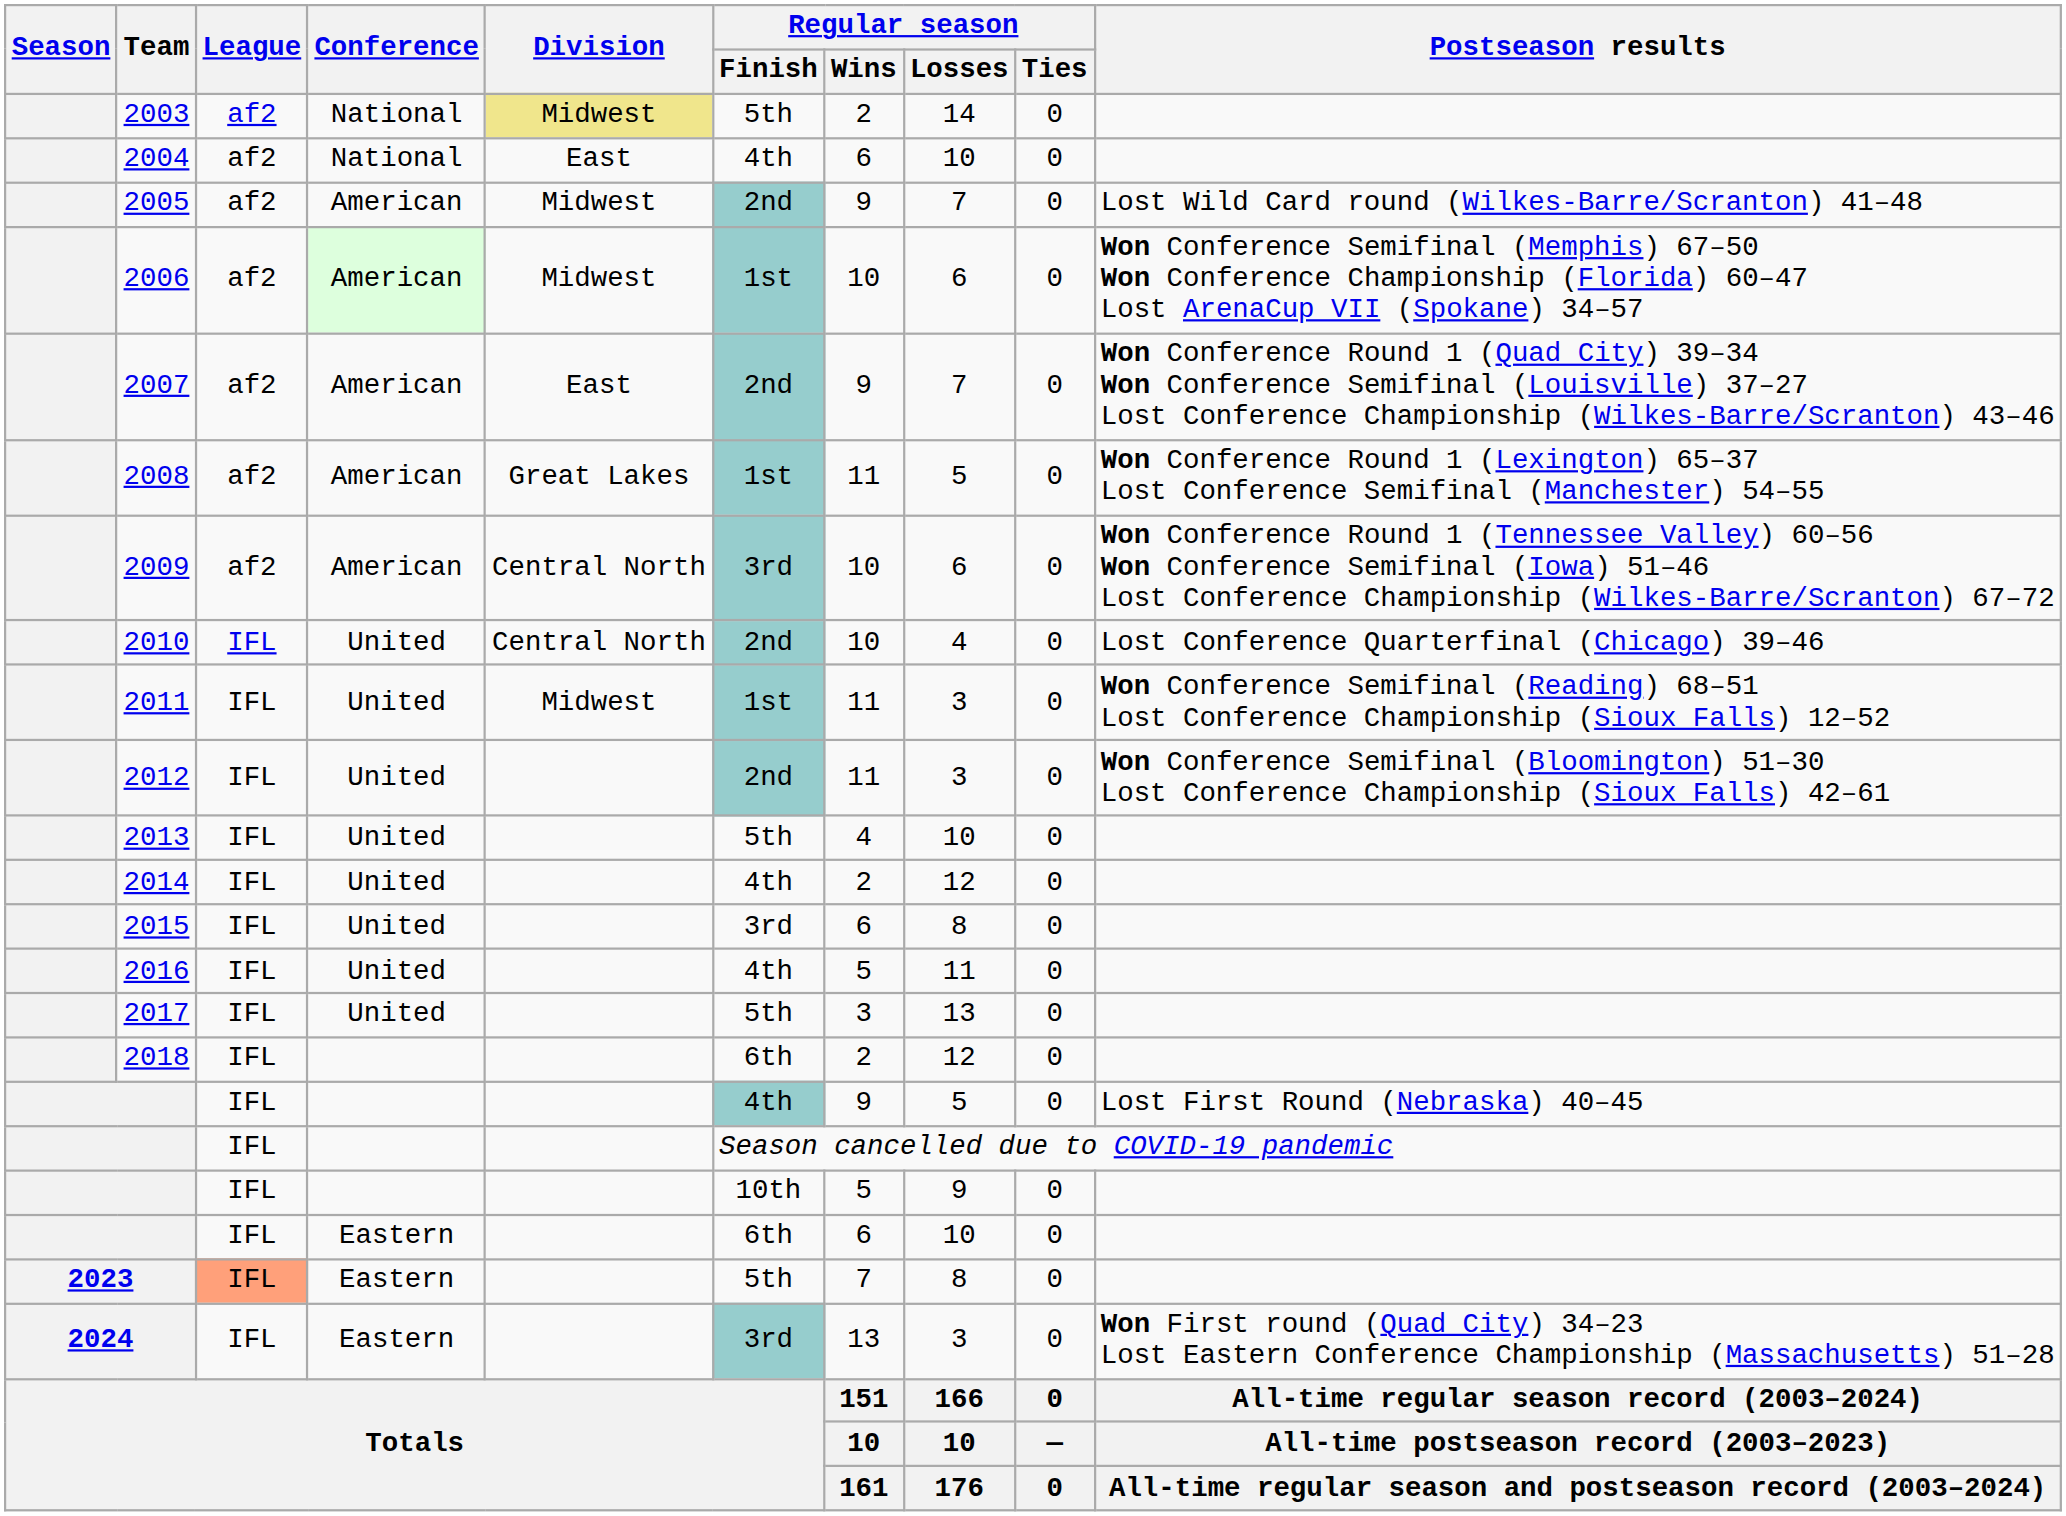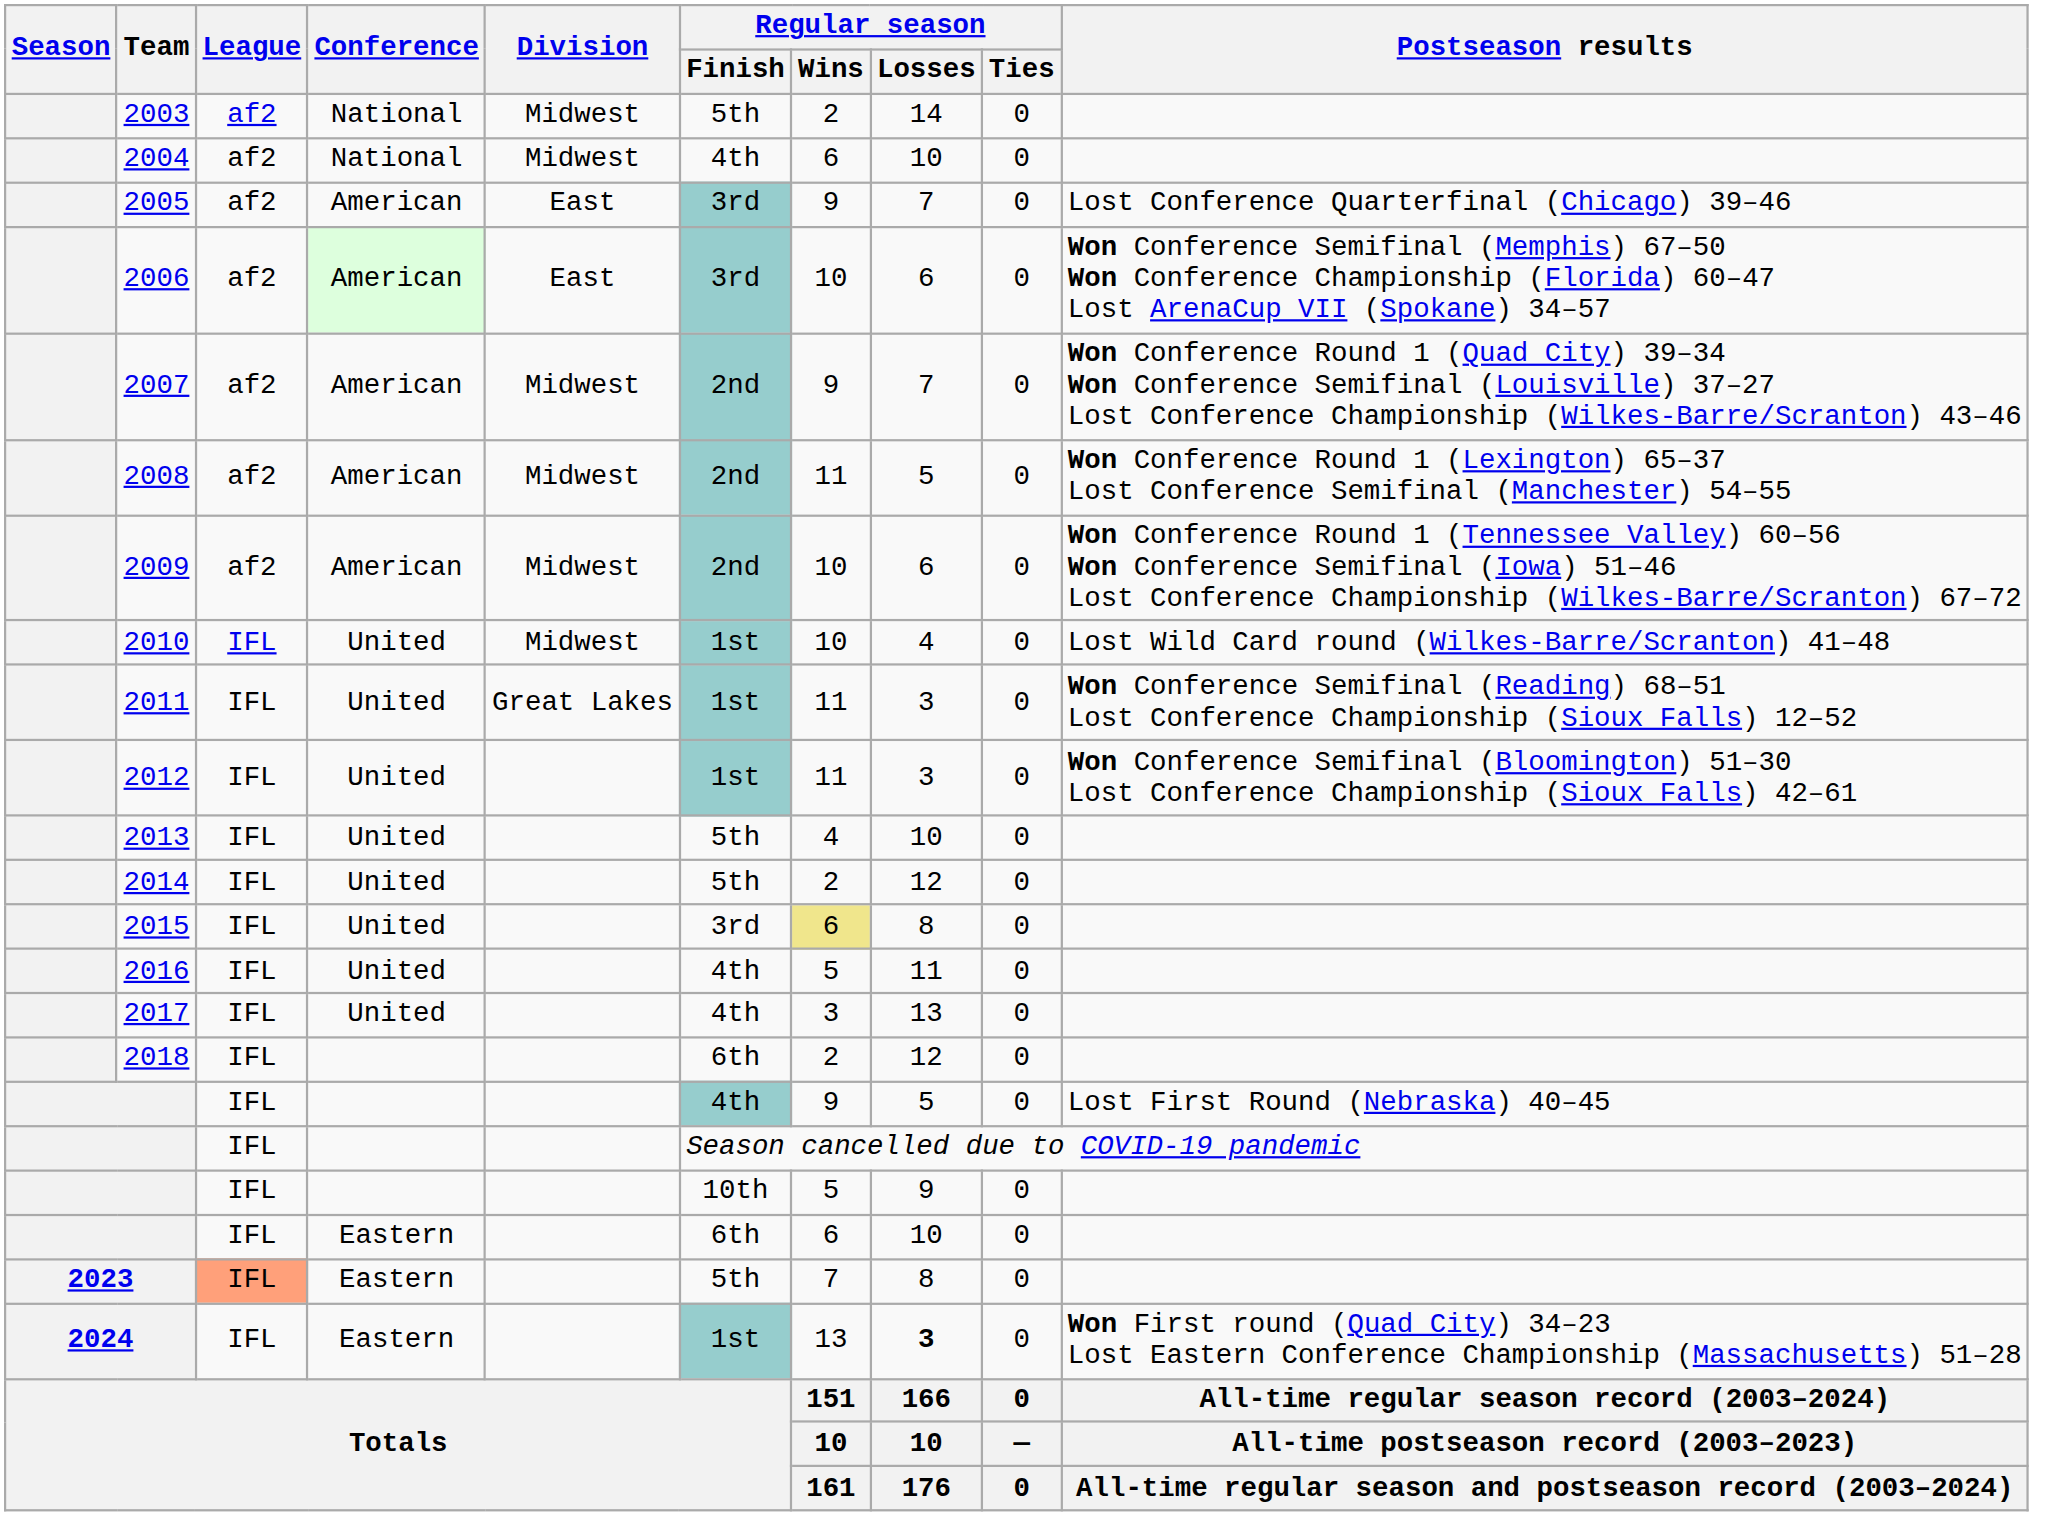(599, 116) khaki background -> (583, 116) no background
(599, 160) East -> (583, 160) Midwest
(599, 205) Midwest -> (583, 205) East
(768, 205) 2nd -> (735, 205) 3rd
(1512, 205) Lost Wild Card round (Wilkes-Barre/Scranton) 41–48 -> (1430, 205) Lost Conference Quarterfinal (Chicago) 39–46
(599, 280) Midwest -> (583, 280) East
(768, 280) 1st -> (735, 280) 3rd
(599, 386) East -> (583, 386) Midwest
(599, 477) Great Lakes -> (583, 477) Midwest
(768, 477) 1st -> (735, 477) 2nd
(599, 568) Central North -> (583, 568) Midwest
(768, 568) 3rd -> (735, 568) 2nd
(599, 643) Central North -> (583, 643) Midwest
(768, 643) 2nd -> (735, 643) 1st
(1463, 643) Lost Conference Quarterfinal (Chicago) 39–46 -> (1479, 643) Lost Wild Card round (Wilkes-Barre/Scranton) 41–48
(599, 703) Midwest -> (583, 703) Great Lakes
(768, 779) 2nd -> (735, 779) 1st
(768, 883) 4th -> (735, 883) 5th
(864, 927) no background -> (831, 927) khaki background
(768, 1015) 5th -> (735, 1015) 4th
(768, 1341) 3rd -> (735, 1341) 1st
(959, 1341) normal -> (926, 1341) bold
